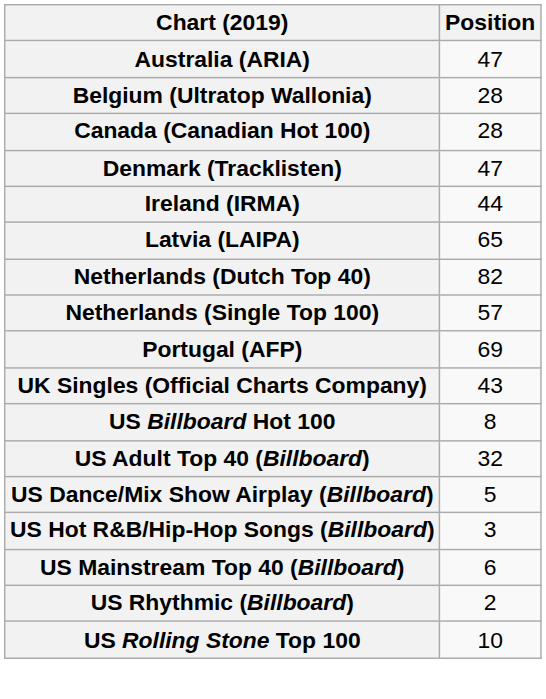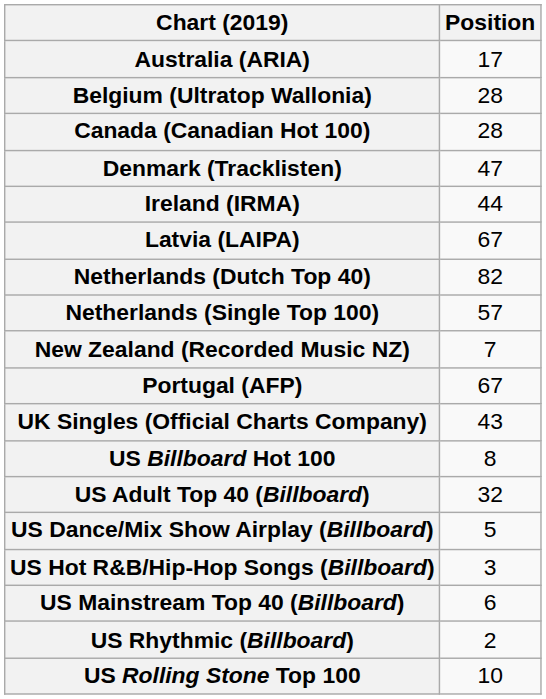(490, 58) 47 -> (490, 58) 17
(490, 240) 65 -> (490, 240) 67
+ row: (222, 349)
(490, 349) 69 -> (490, 385) 67
